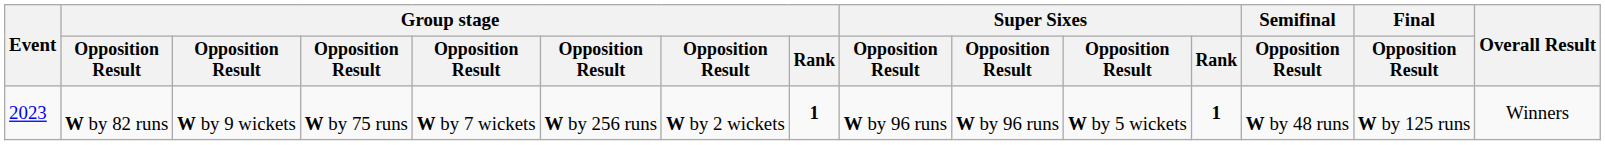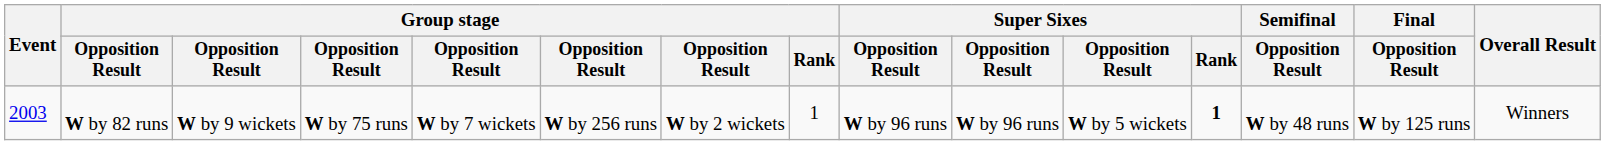(28, 113) 2023 -> (28, 113) 2003
(814, 113) bold -> (814, 113) normal
